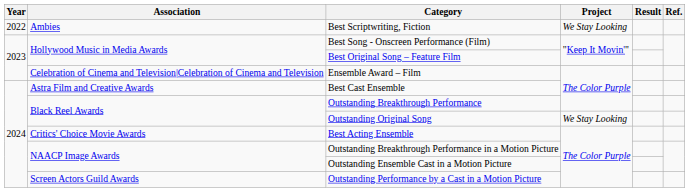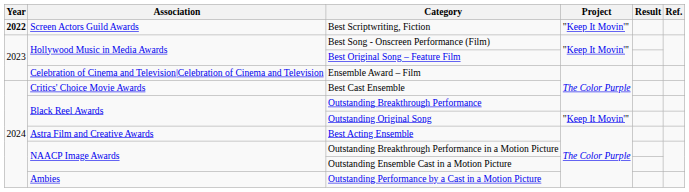(16, 27) normal -> (16, 27) bold
(45, 27) Ambies -> (84, 27) Screen Actors Guild Awards
(595, 27) We Stay Looking -> (596, 27) "Keep It Movin'"
(92, 88) Astra Film and Creative Awards -> (88, 88) Critics' Choice Movie Awards
(595, 118) We Stay Looking -> (596, 118) "Keep It Movin'"
(88, 133) Critics' Choice Movie Awards -> (92, 133) Astra Film and Creative Awards
(84, 179) Screen Actors Guild Awards -> (45, 179) Ambies
